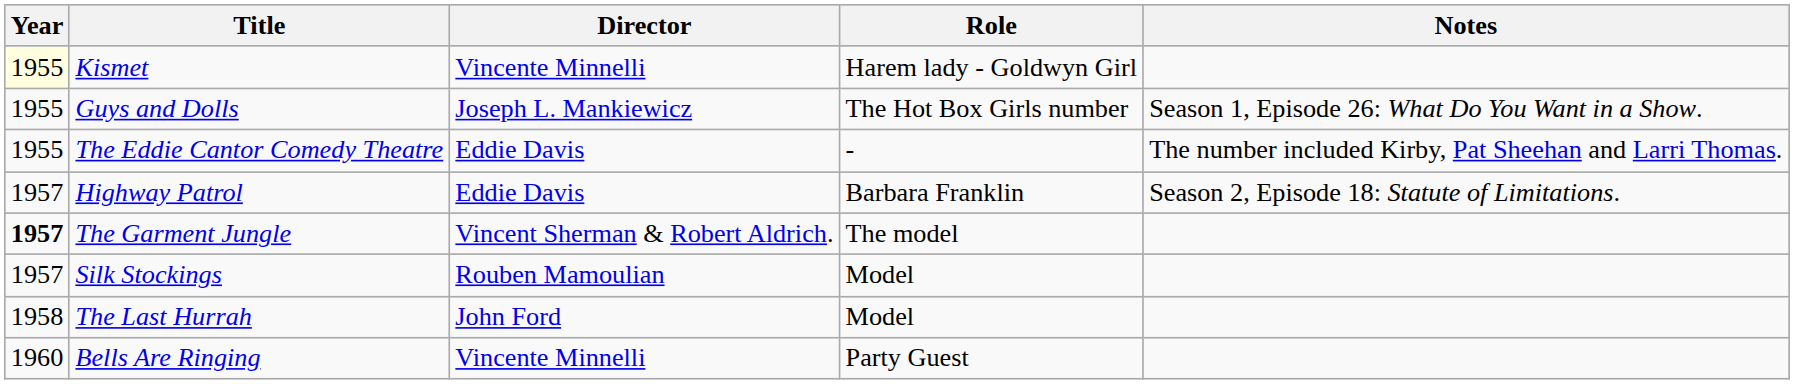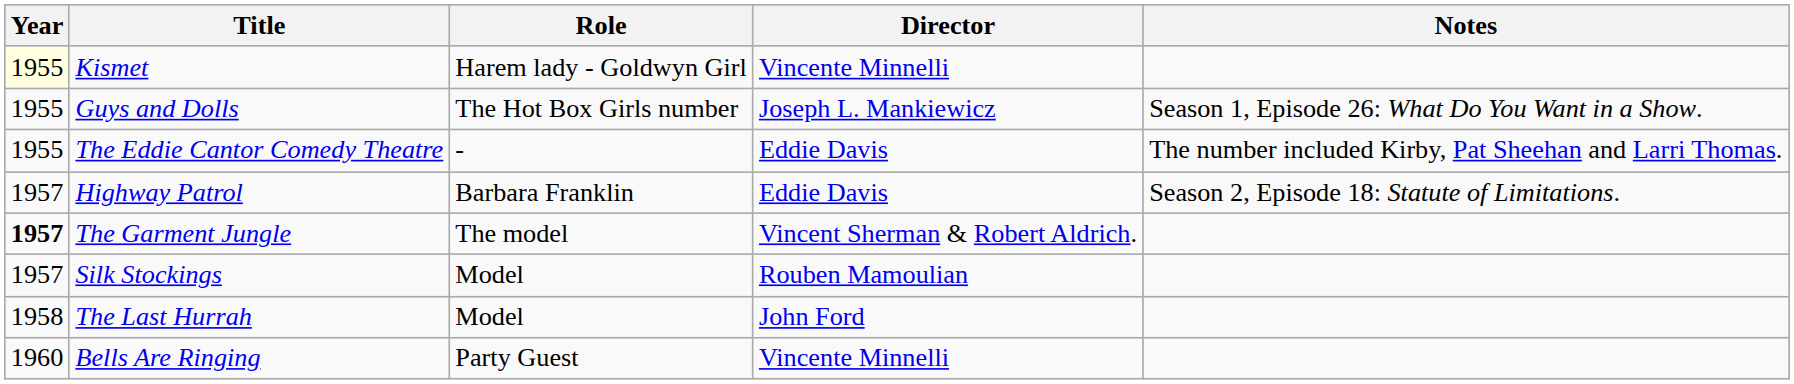columns swapped: (644, 25) <-> (991, 25)
